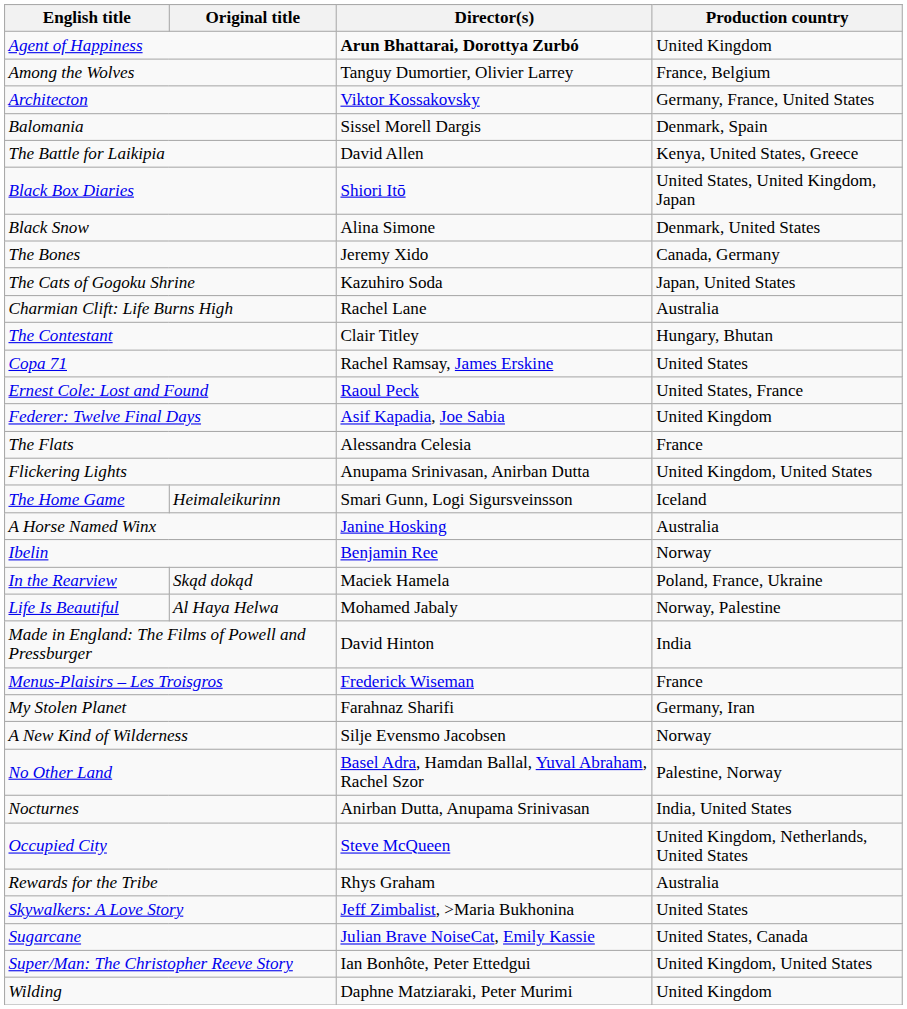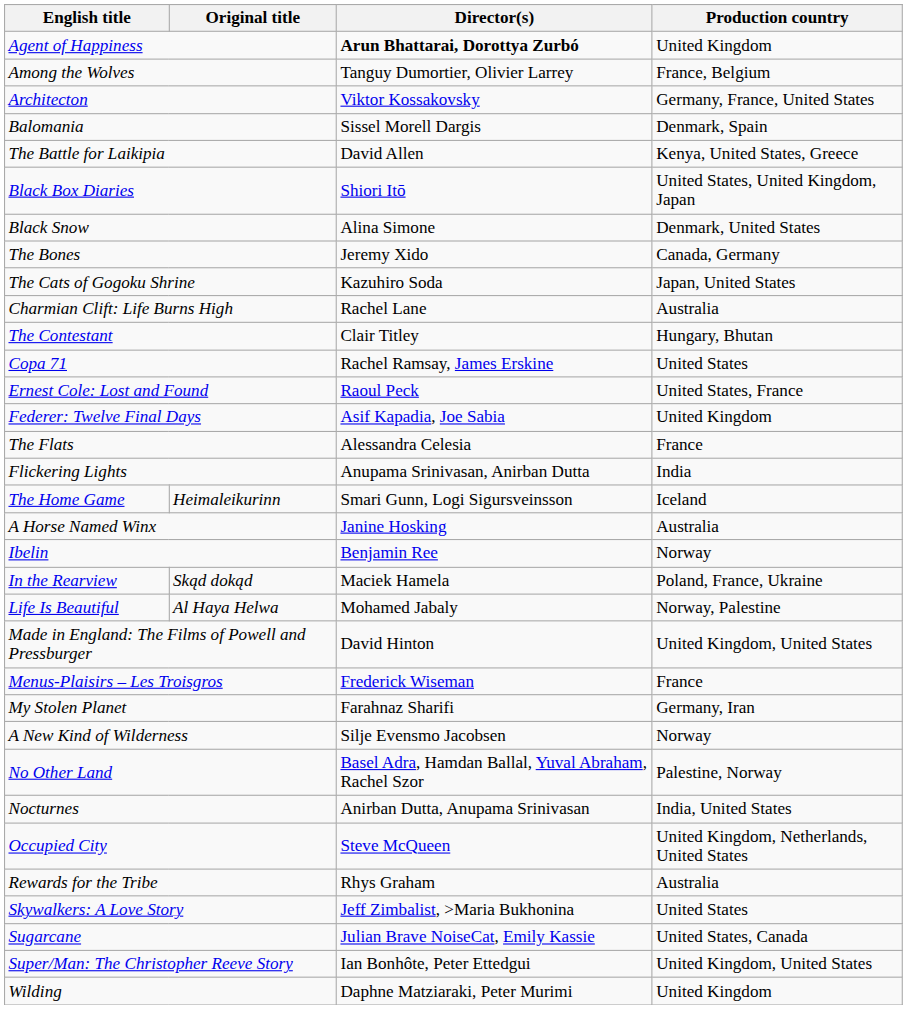(764, 471) United Kingdom, United States -> (674, 471) India
(674, 644) India -> (764, 644) United Kingdom, United States
